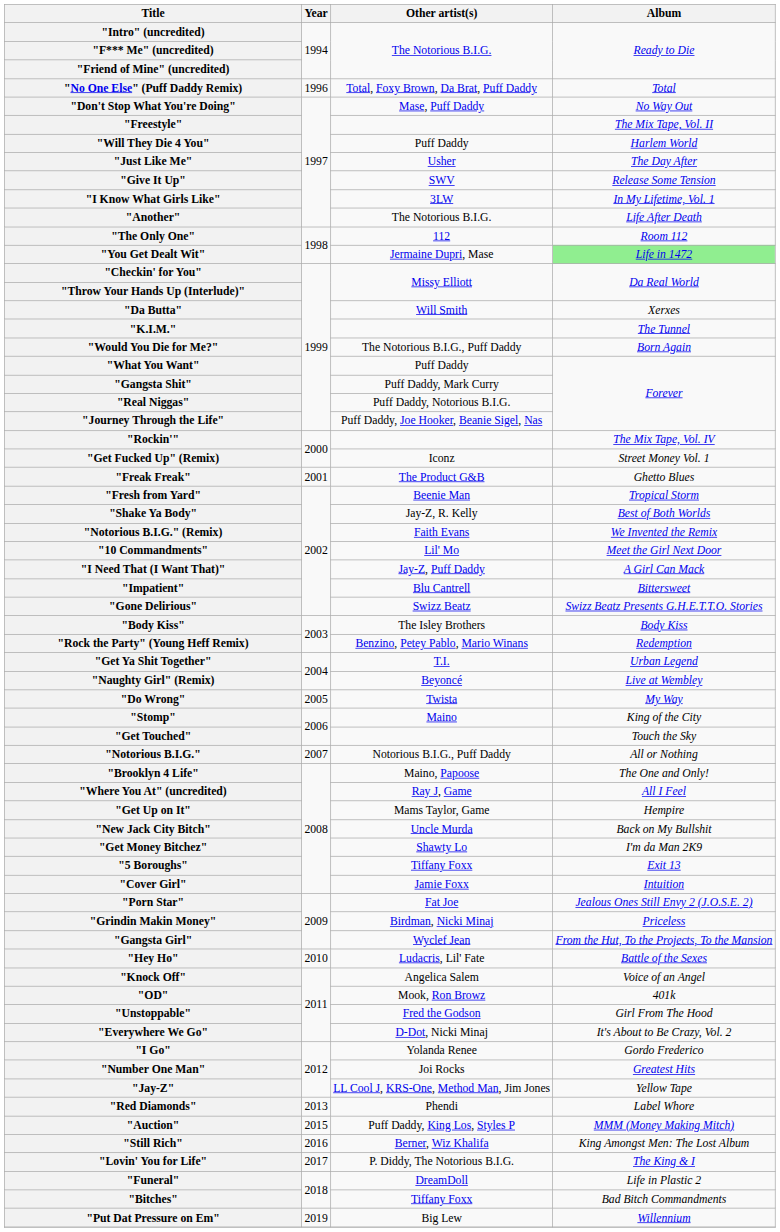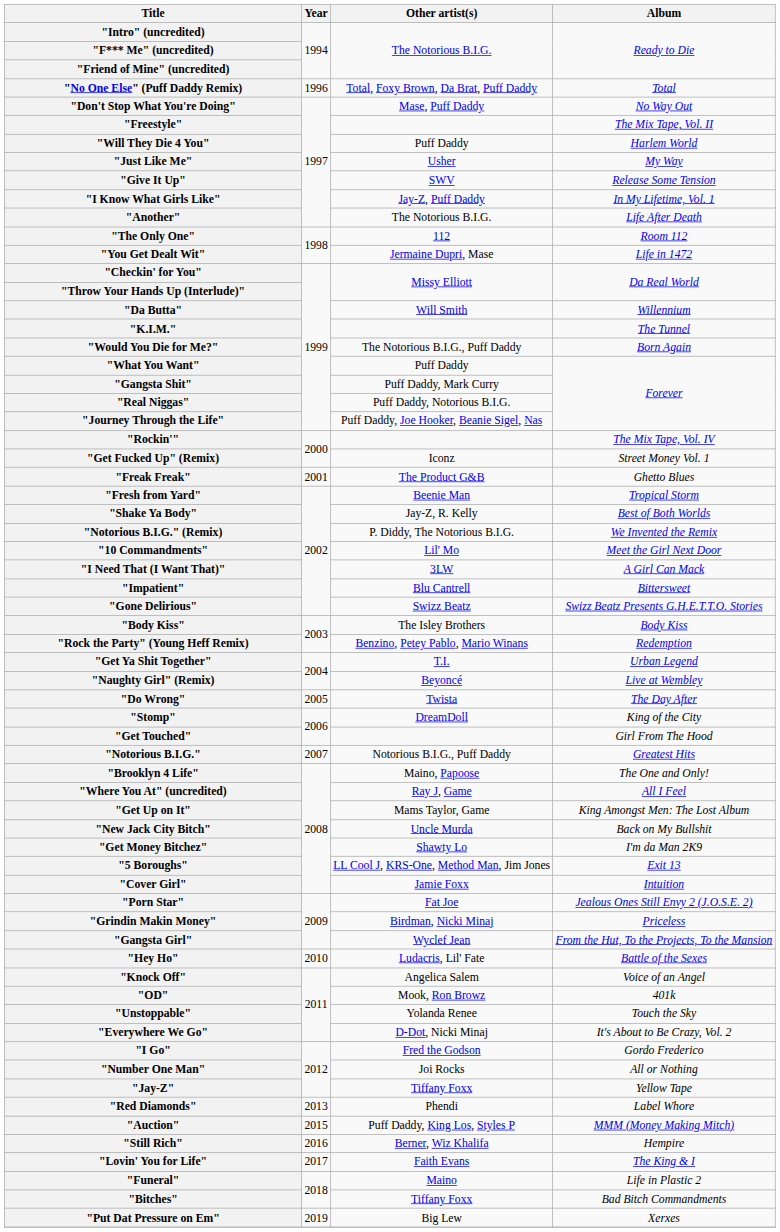(664, 161) The Day After -> (664, 161) My Way
(442, 198) 3LW -> (442, 198) Jay-Z, Puff Daddy
(664, 254) lightgreen background -> (664, 254) no background
(664, 310) Xerxes -> (664, 310) Willennium
(442, 532) Faith Evans -> (442, 532) P. Diddy, The Notorious B.I.G.
(442, 569) Jay-Z, Puff Daddy -> (442, 569) 3LW
(664, 699) My Way -> (664, 699) The Day After
(442, 717) Maino -> (442, 717) DreamDoll
(664, 736) Touch the Sky -> (664, 736) Girl From The Hood
(664, 754) All or Nothing -> (664, 754) Greatest Hits
(664, 810) Hempire -> (664, 810) King Amongst Men: The Lost Album
(442, 865) Tiffany Foxx -> (442, 865) LL Cool J, KRS-One, Method Man, Jim Jones
(442, 1014) Fred the Godson -> (442, 1014) Yolanda Renee
(664, 1014) Girl From The Hood -> (664, 1014) Touch the Sky
(442, 1051) Yolanda Renee -> (442, 1051) Fred the Godson
(664, 1069) Greatest Hits -> (664, 1069) All or Nothing
(442, 1088) LL Cool J, KRS-One, Method Man, Jim Jones -> (442, 1088) Tiffany Foxx
(664, 1143) King Amongst Men: The Lost Album -> (664, 1143) Hempire
(442, 1162) P. Diddy, The Notorious B.I.G. -> (442, 1162) Faith Evans
(442, 1180) DreamDoll -> (442, 1180) Maino
(664, 1217) Willennium -> (664, 1217) Xerxes
